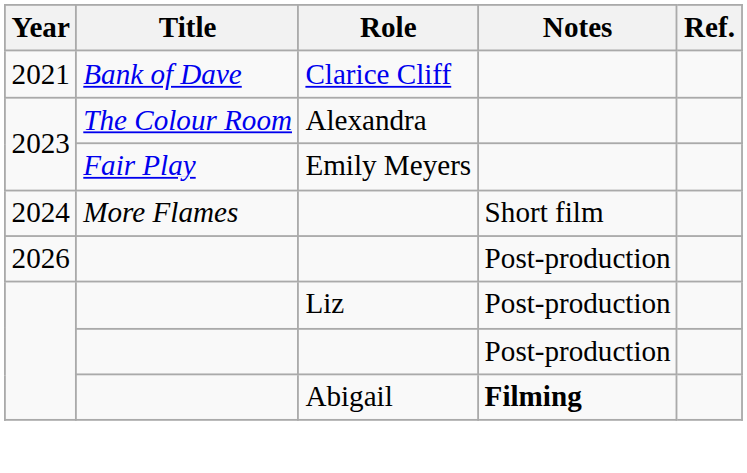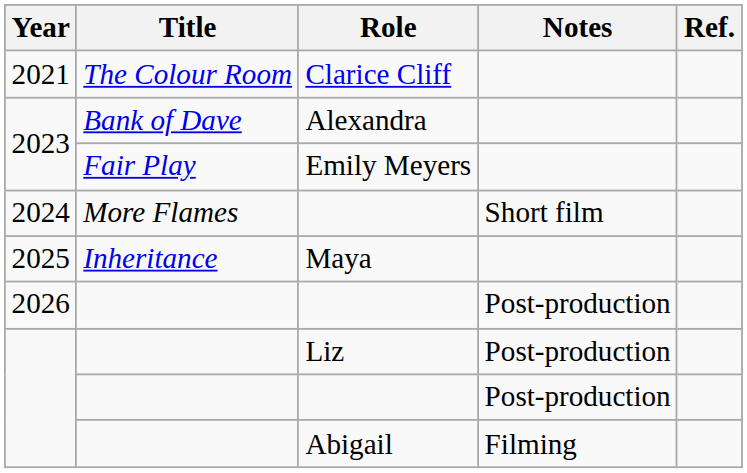(163, 73) Bank of Dave -> (188, 73) The Colour Room
(188, 119) The Colour Room -> (163, 119) Bank of Dave
+ row: (41, 258)
(533, 397) bold -> (531, 443) normal
